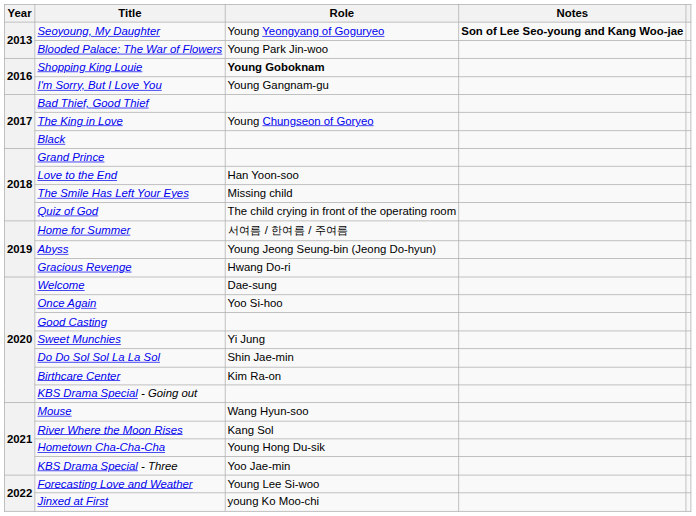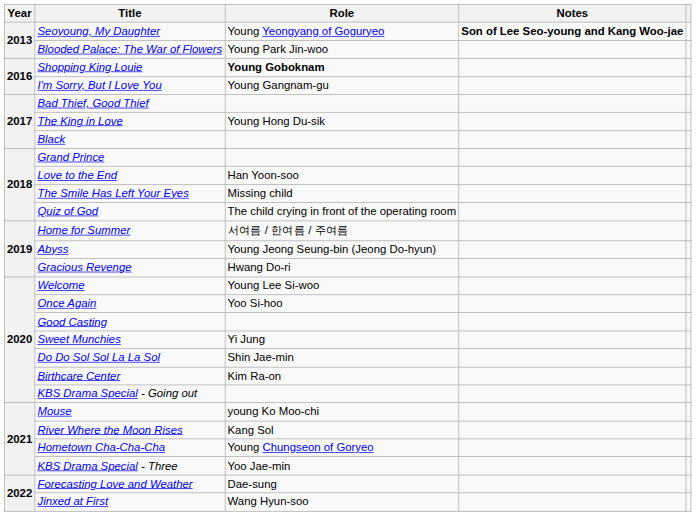(301, 121) Young Chungseon of Goryeo -> (276, 121) Young Hong Du-sik
(252, 285) Dae-sung -> (273, 285) Young Lee Si-woo
(268, 411) Wang Hyun-soo -> (273, 411) young Ko Moo-chi
(276, 448) Young Hong Du-sik -> (301, 448) Young Chungseon of Goryeo
(273, 484) Young Lee Si-woo -> (252, 484) Dae-sung
(273, 502) young Ko Moo-chi -> (268, 502) Wang Hyun-soo
